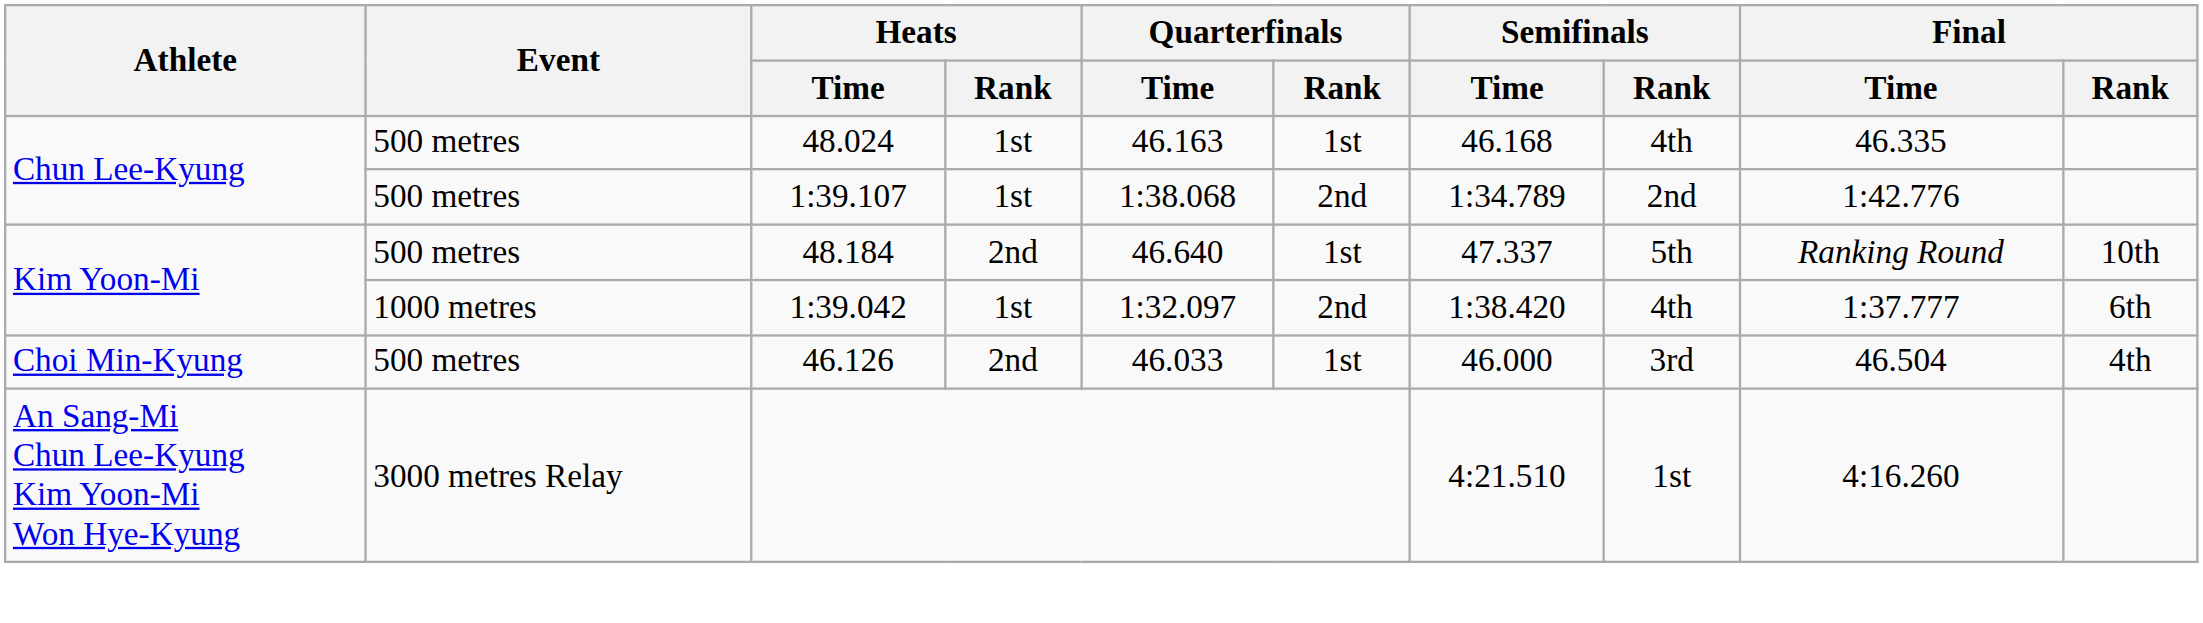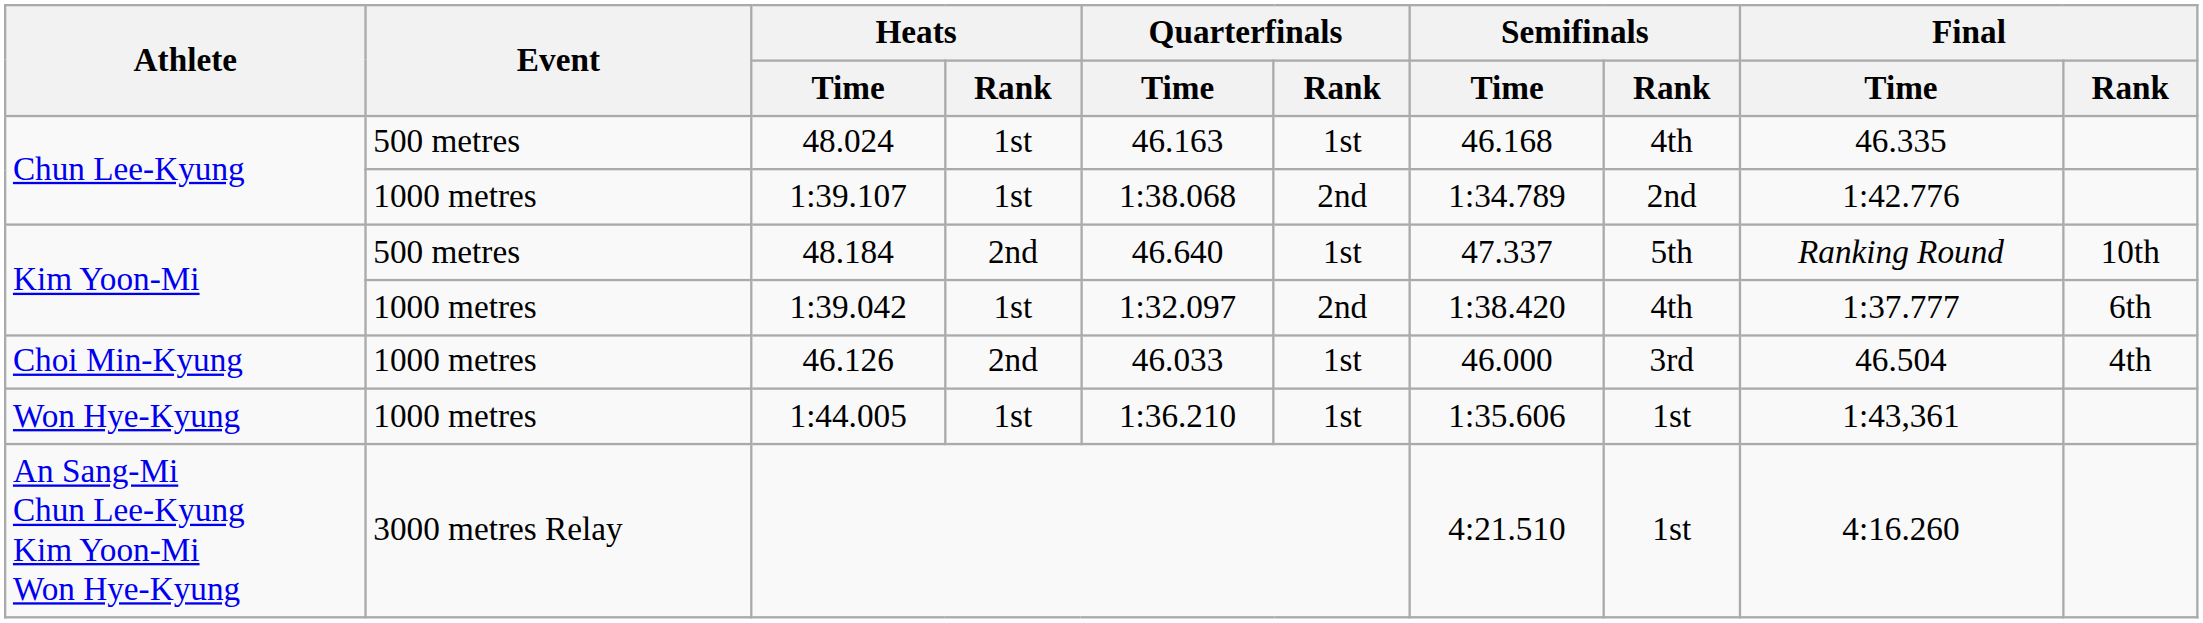(447, 196) 500 metres -> (455, 196) 1000 metres
(447, 361) 500 metres -> (455, 361) 1000 metres
+ row: (848, 416)
